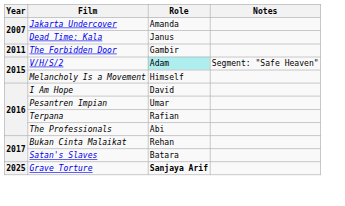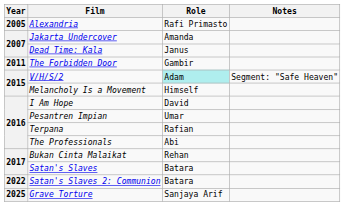+ row: (54, 24)
+ row: (95, 182)
(179, 169) bold -> (193, 195) normal
